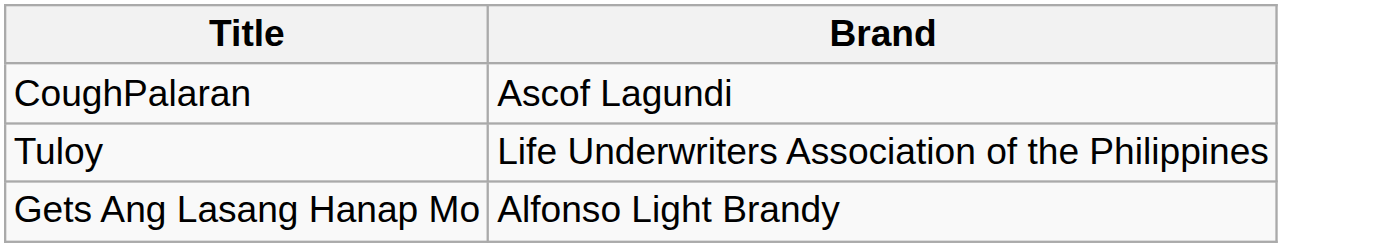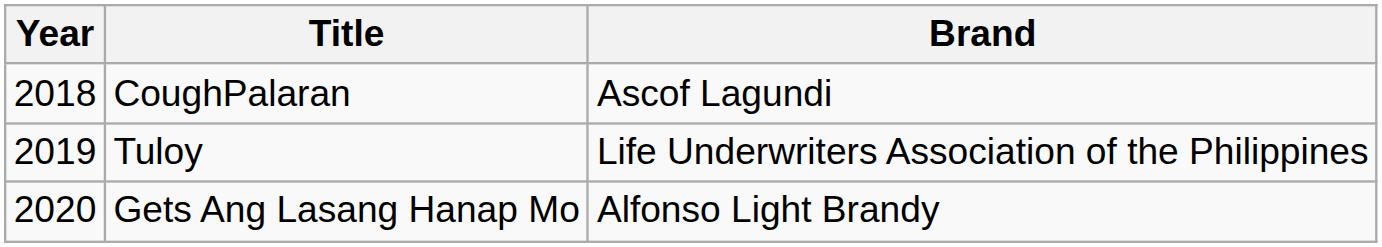+ column: (55, 33)
